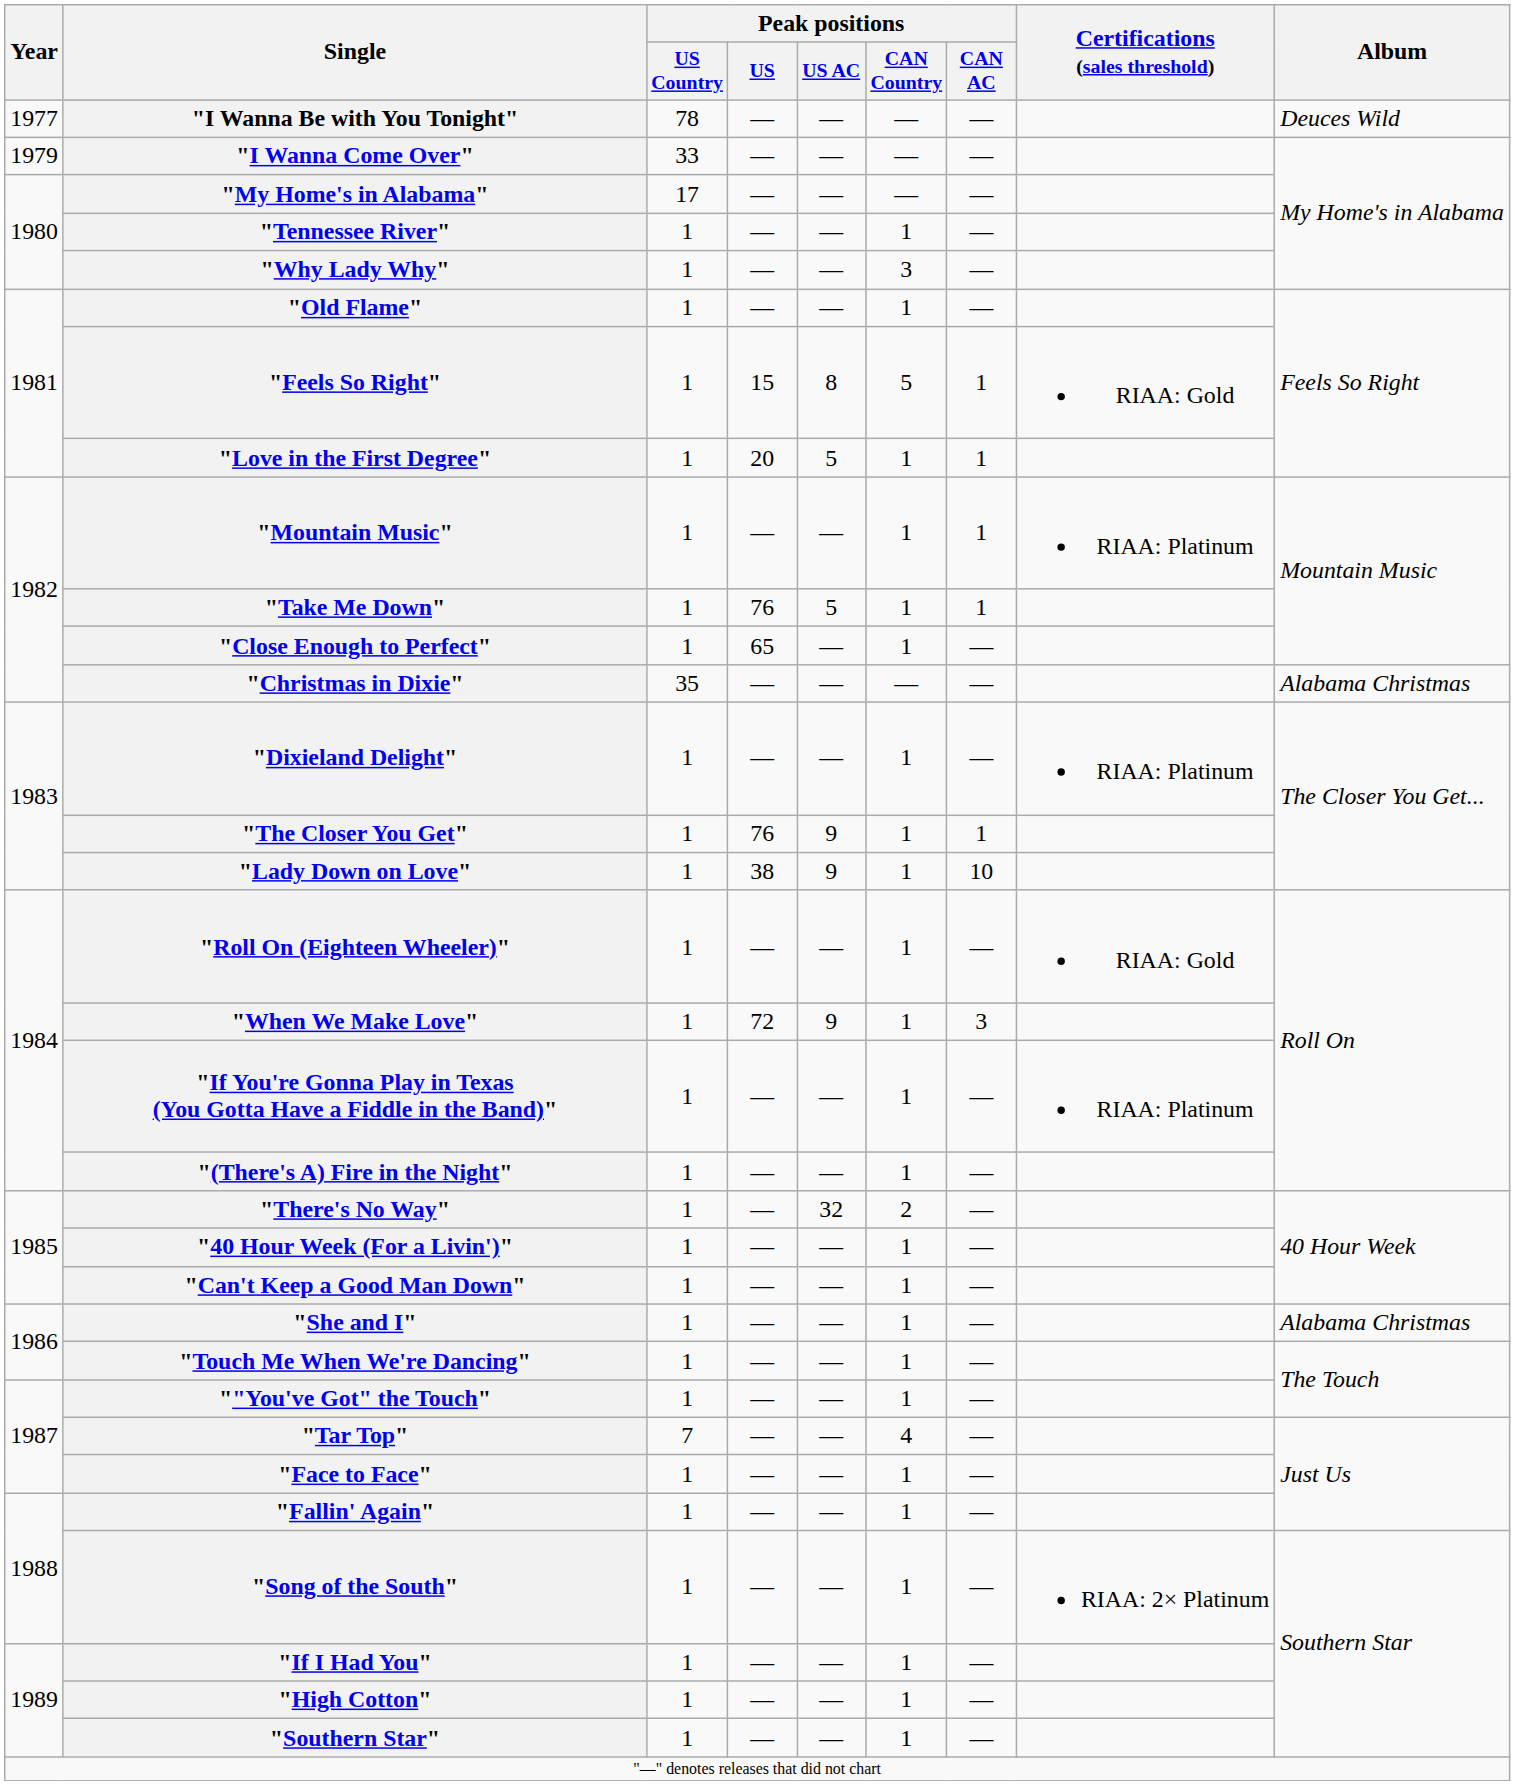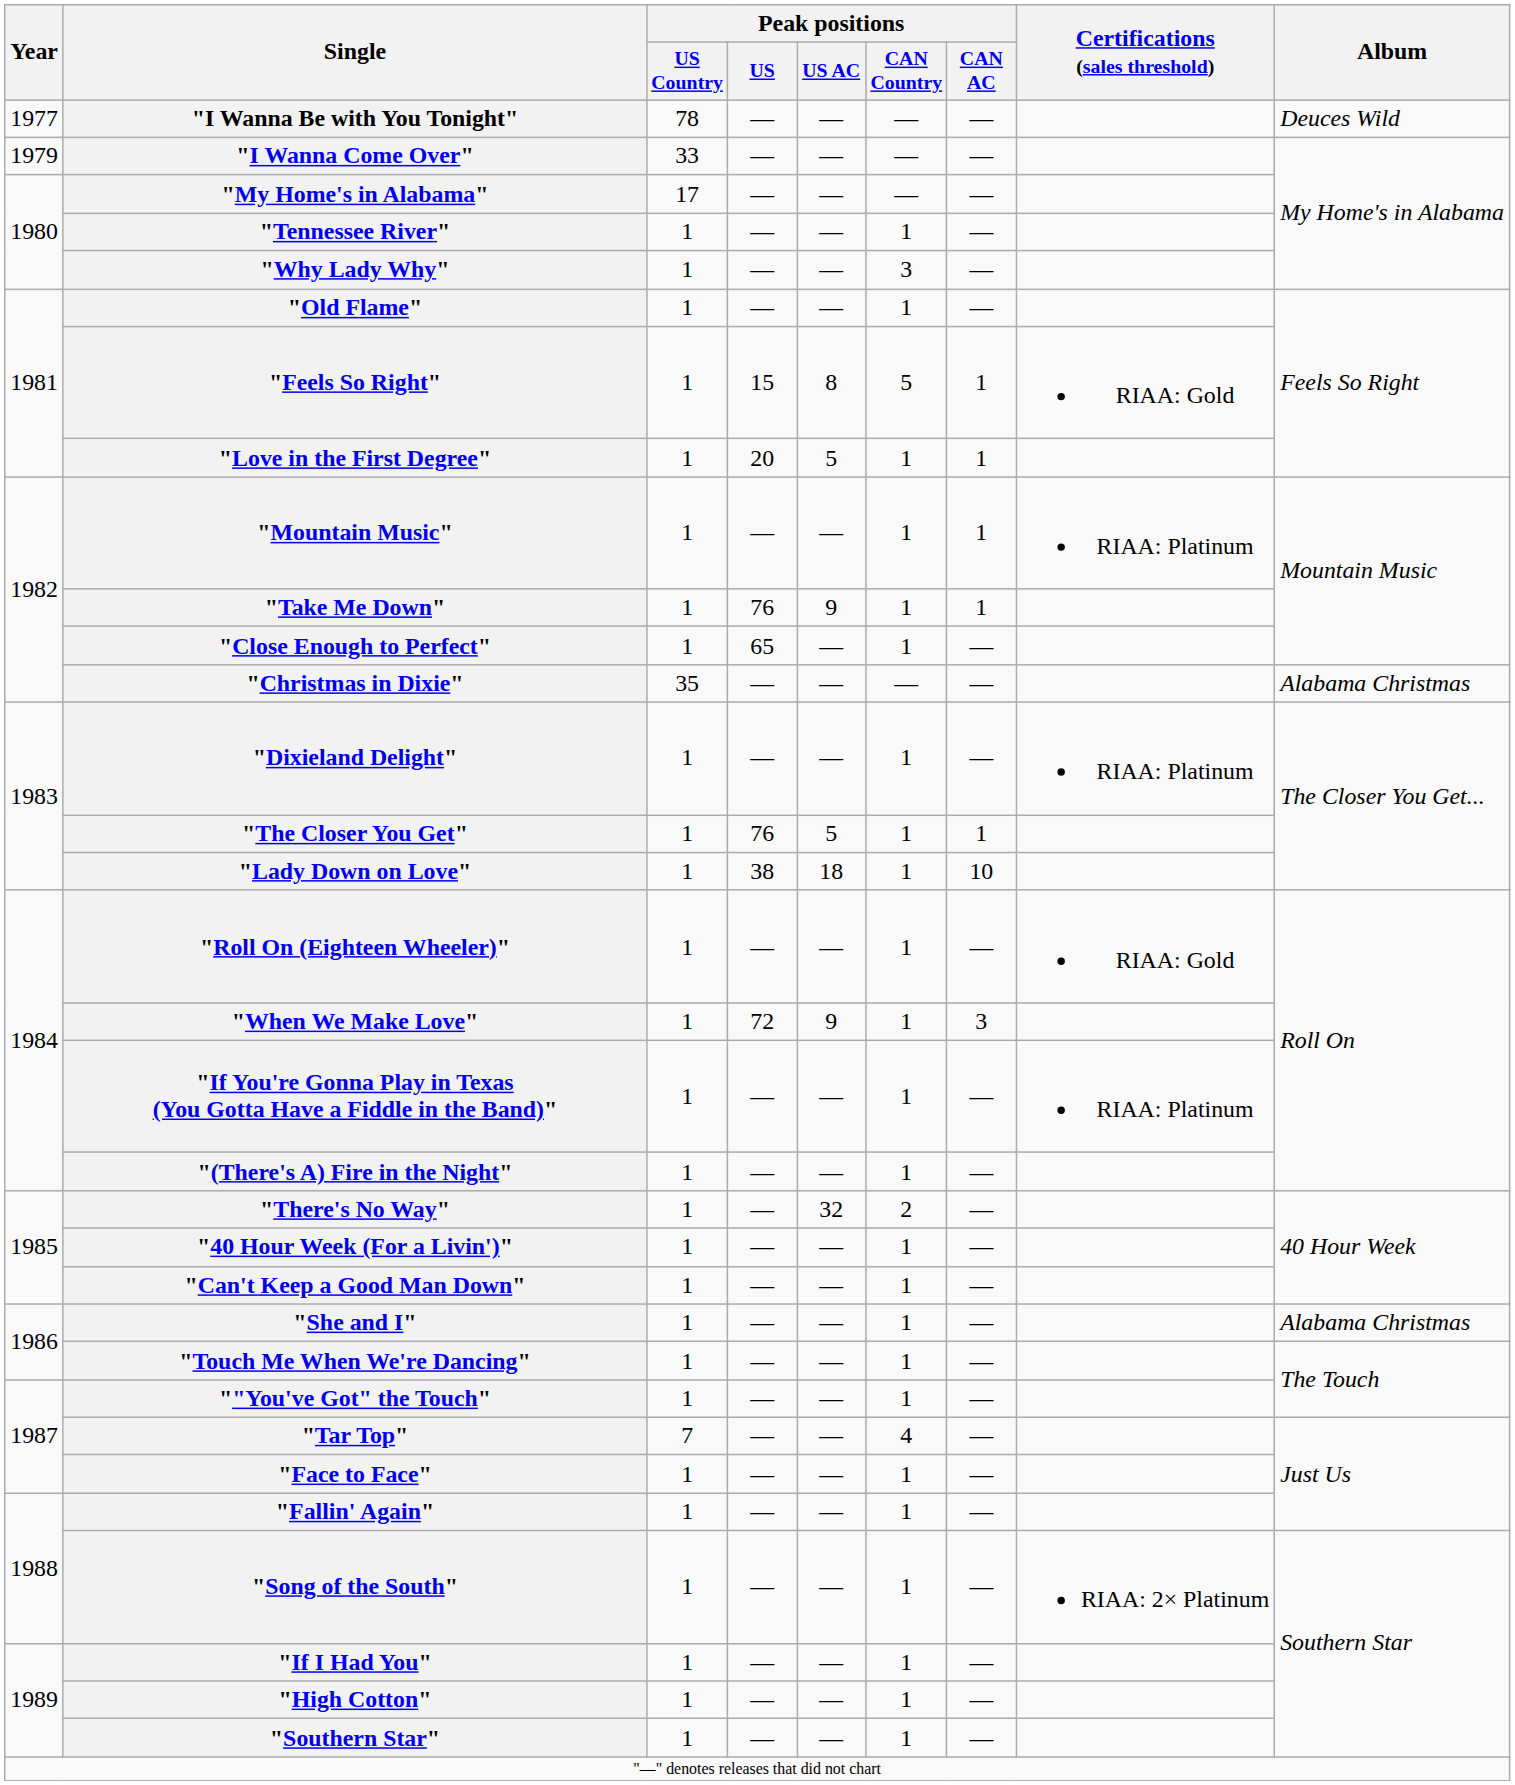(831, 607) 5 -> (831, 607) 9
(831, 833) 9 -> (831, 833) 5
(831, 871) 9 -> (831, 871) 18
